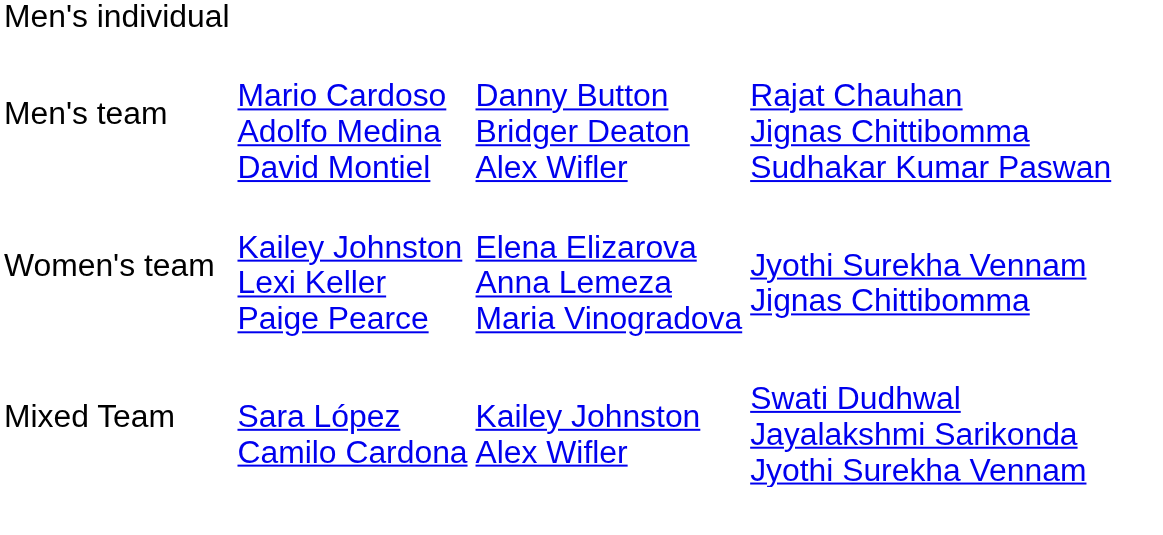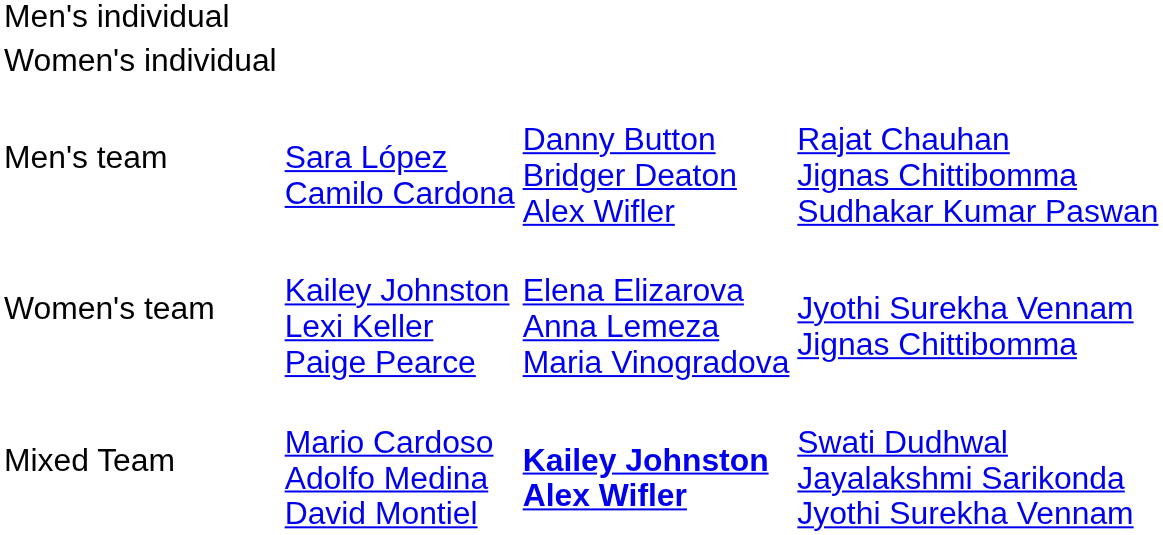+ row: (140, 60)
(342, 131) Mario Cardoso Adolfo Medina David Montiel -> (400, 175) Sara López Camilo Cardona
(353, 434) Sara López Camilo Cardona -> (389, 478) Mario Cardoso Adolfo Medina David Montiel
(588, 434) normal -> (646, 478) bold
